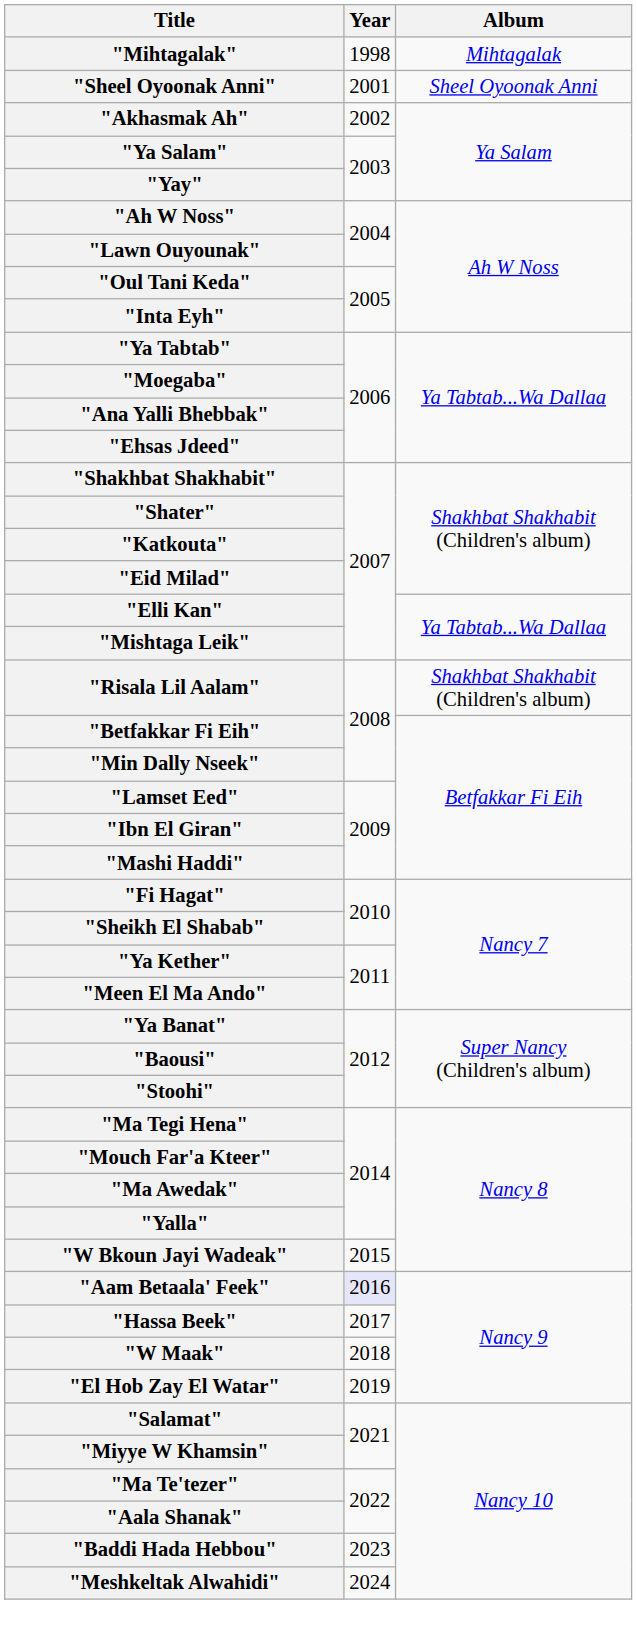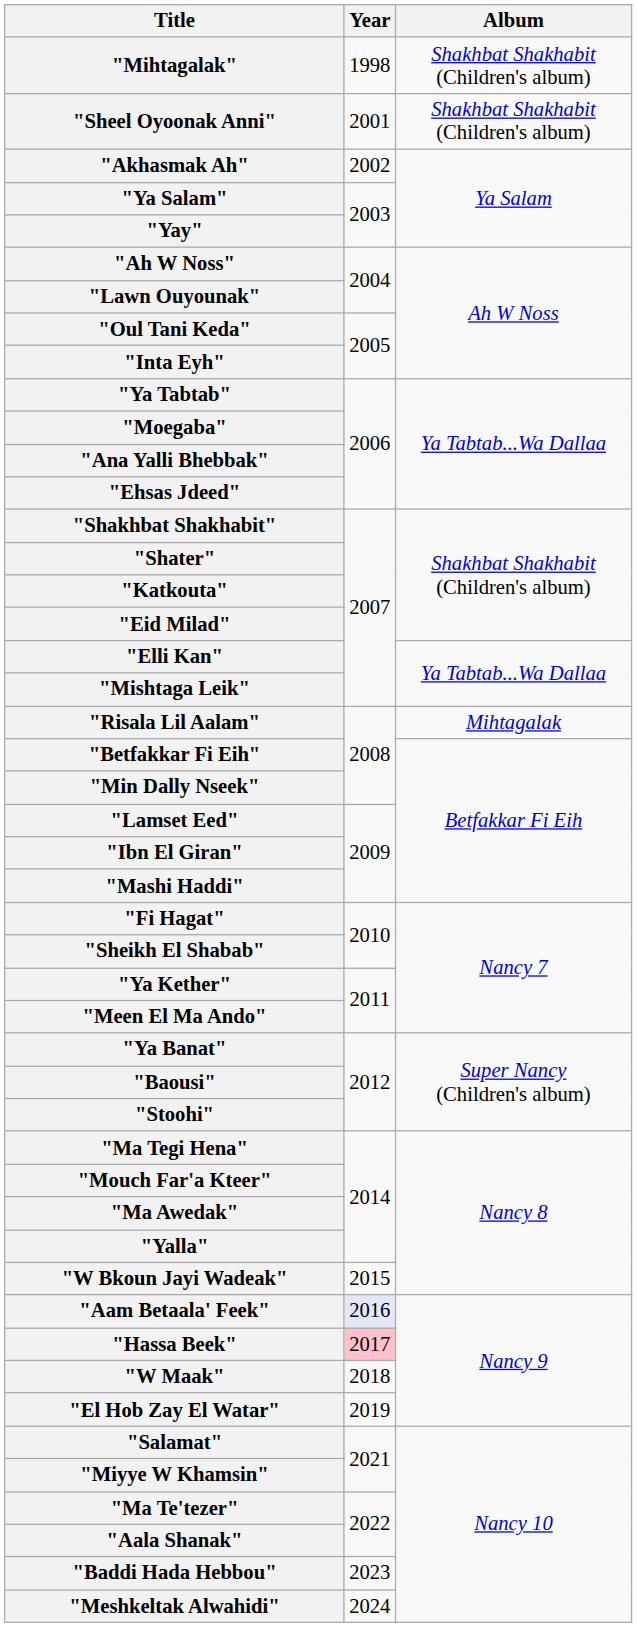(513, 53) Mihtagalak -> (513, 65) Shakhbat Shakhabit (Children's album)
(513, 86) Sheel Oyoonak Anni -> (513, 121) Shakhbat Shakhabit (Children's album)
(513, 687) Shakhbat Shakhabit (Children's album) -> (513, 721) Mihtagalak
(370, 1320) no background -> (370, 1343) pink background
